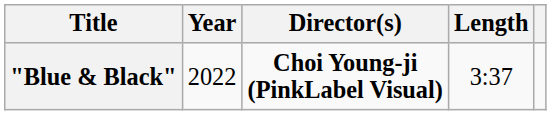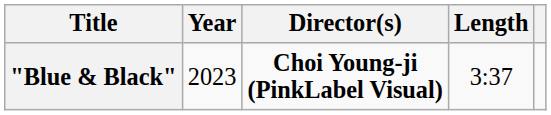(212, 76) 2022 -> (212, 76) 2023
